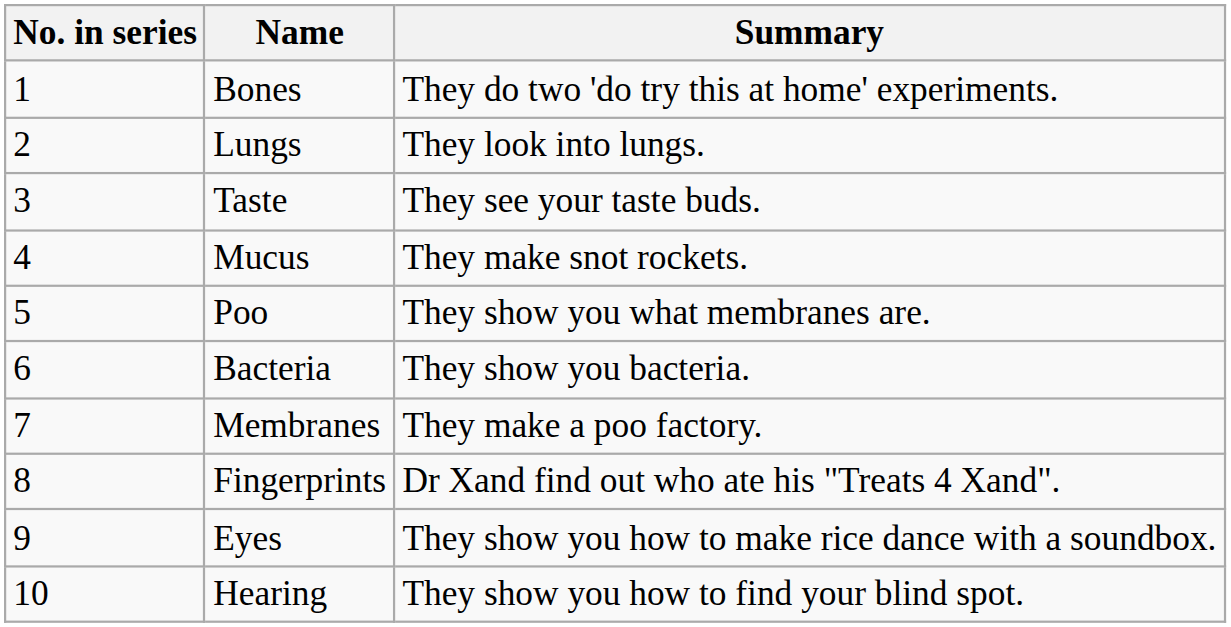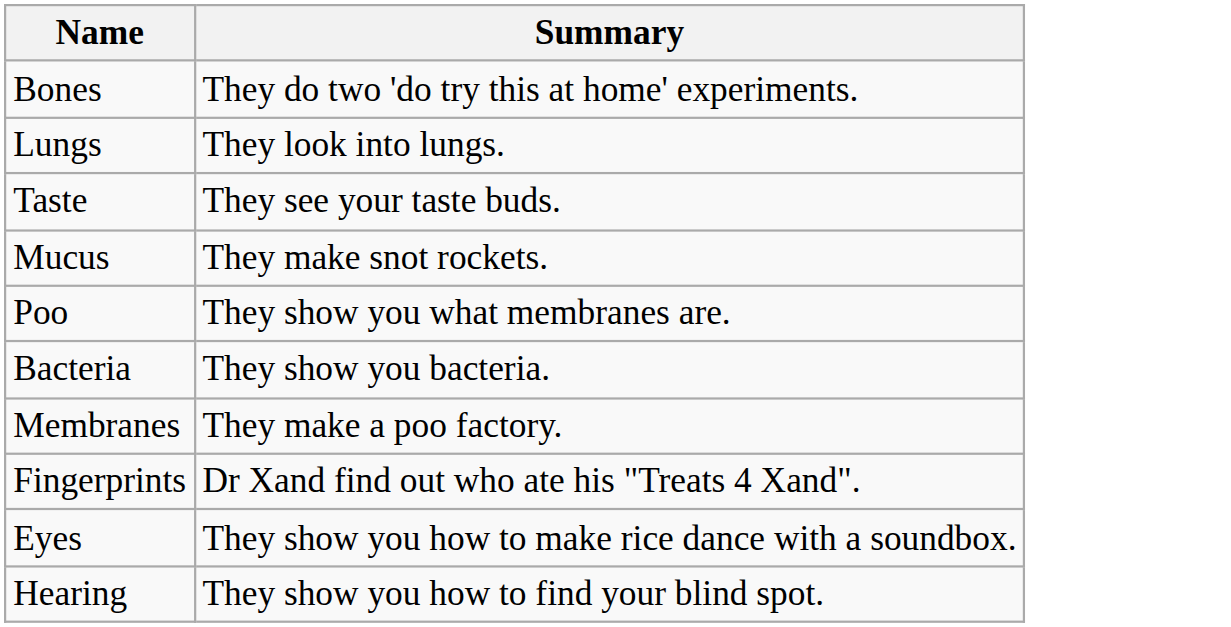- column: (105, 32)
